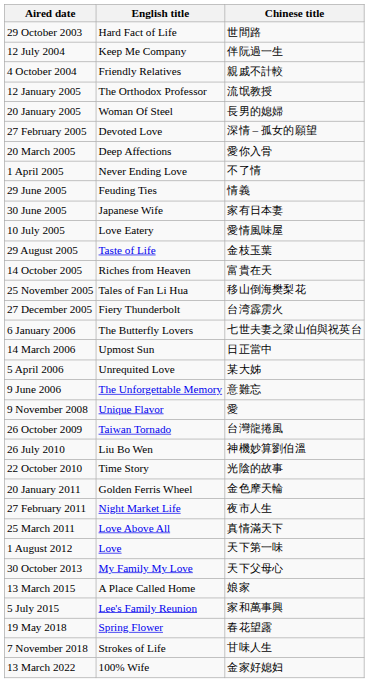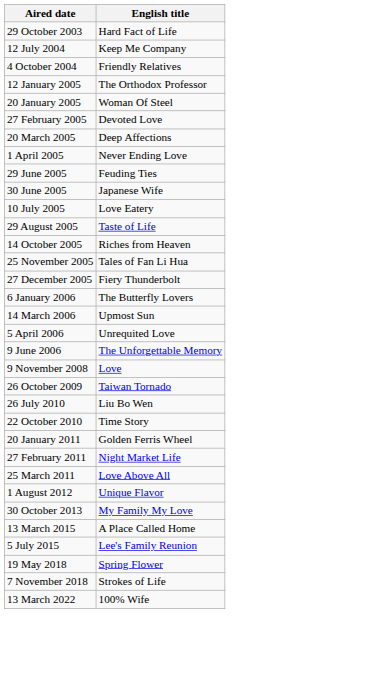- column: (295, 13)
(131, 409) Unique Flavor -> (110, 368) Love
(110, 548) Love -> (131, 492) Unique Flavor
